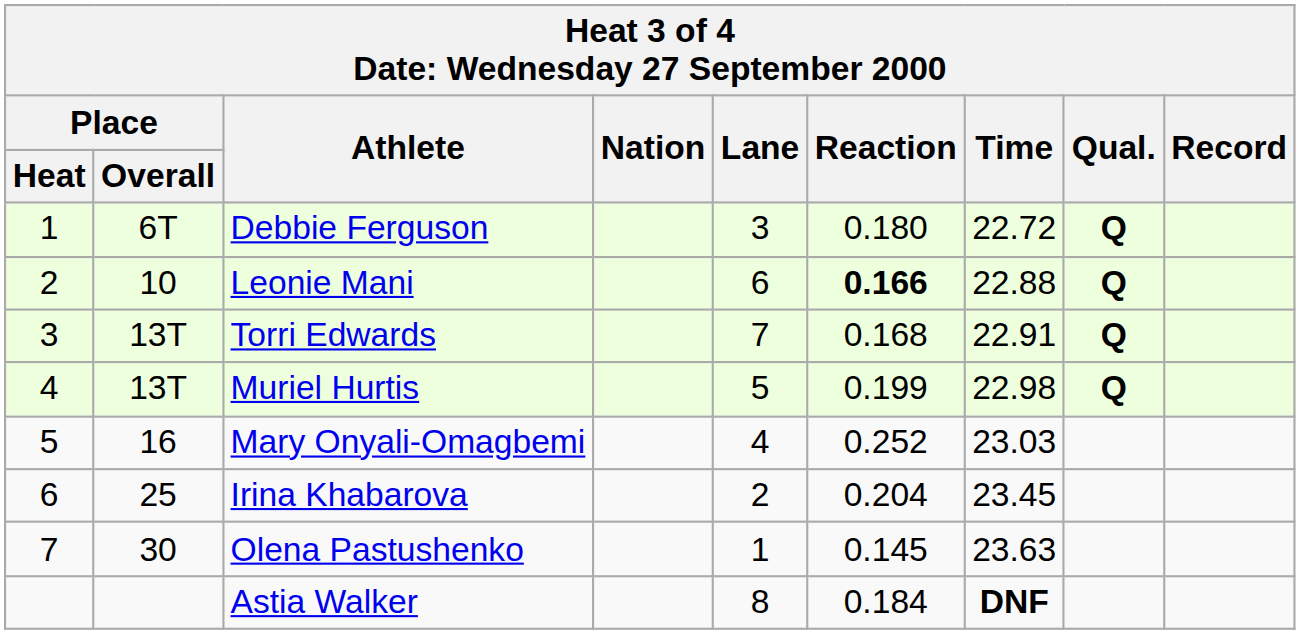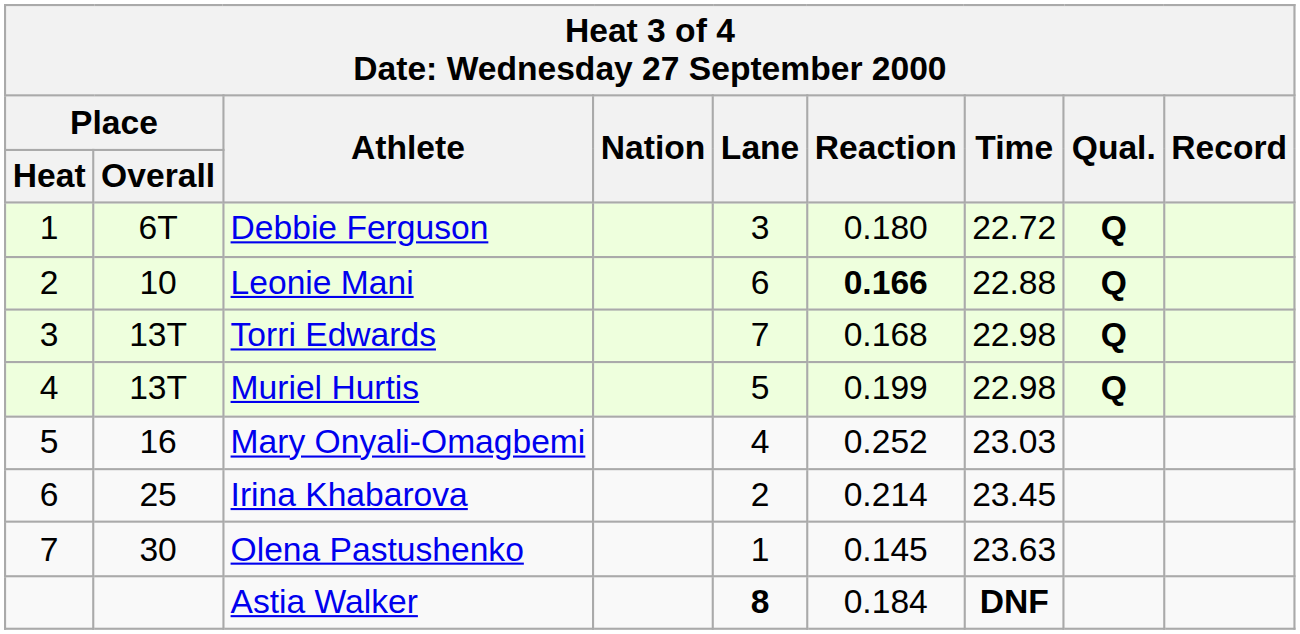(1014, 335) 22.91 -> (1014, 335) 22.98
(886, 495) 0.204 -> (886, 495) 0.214
(760, 601) normal -> (760, 601) bold
